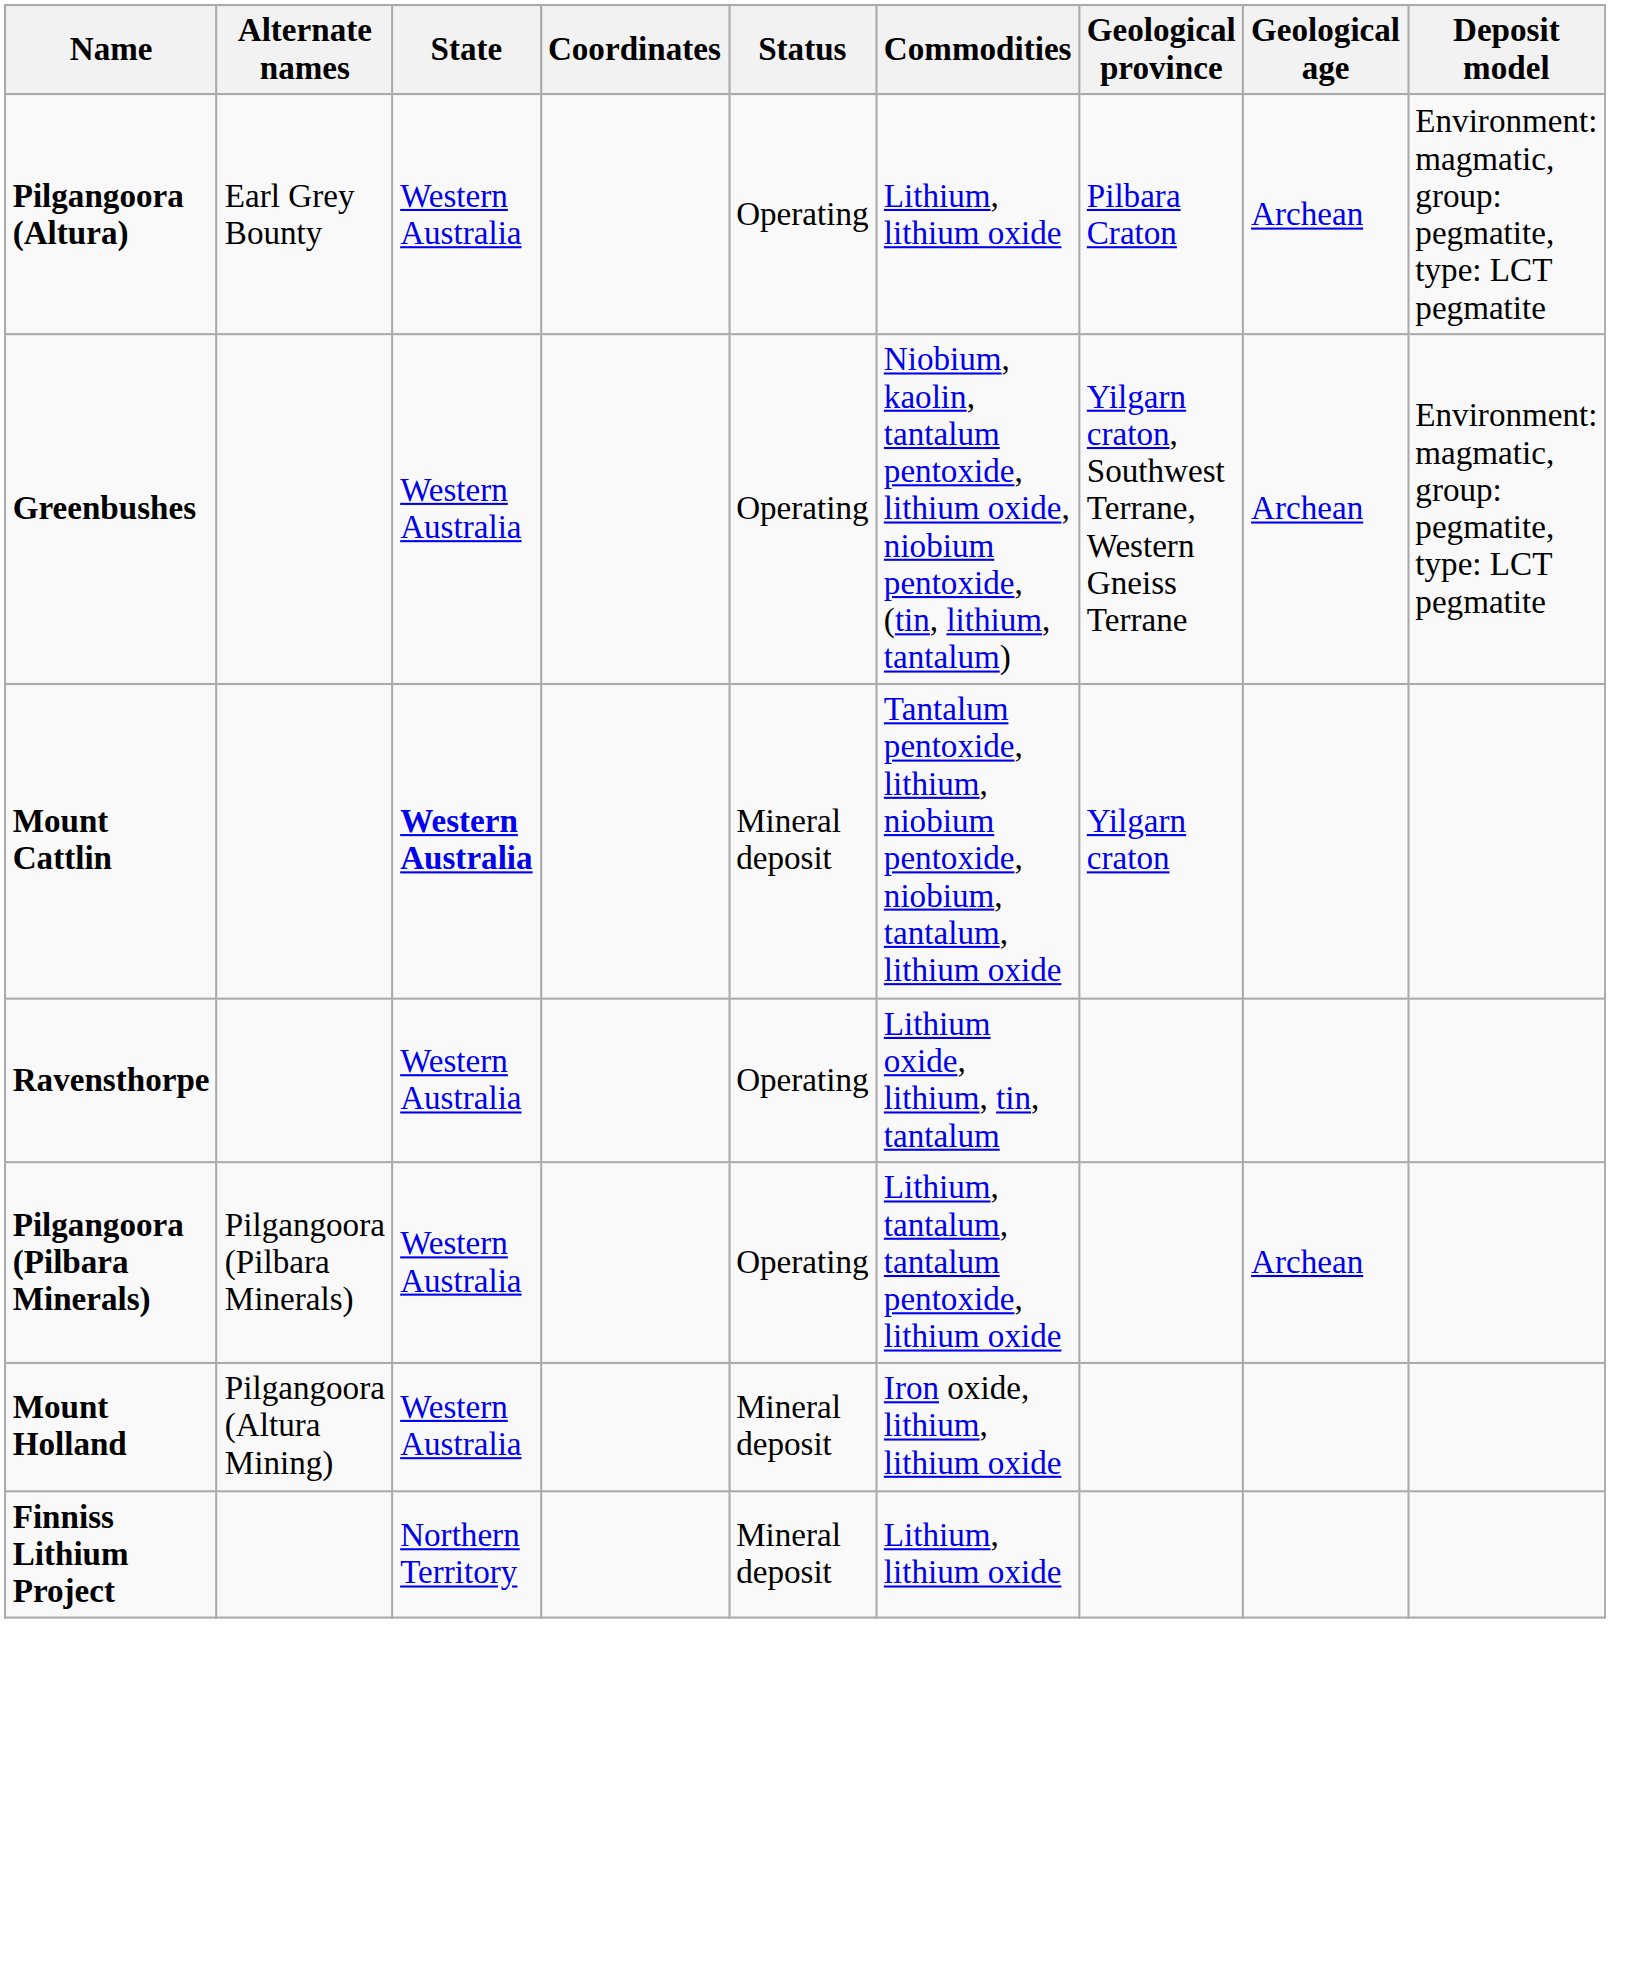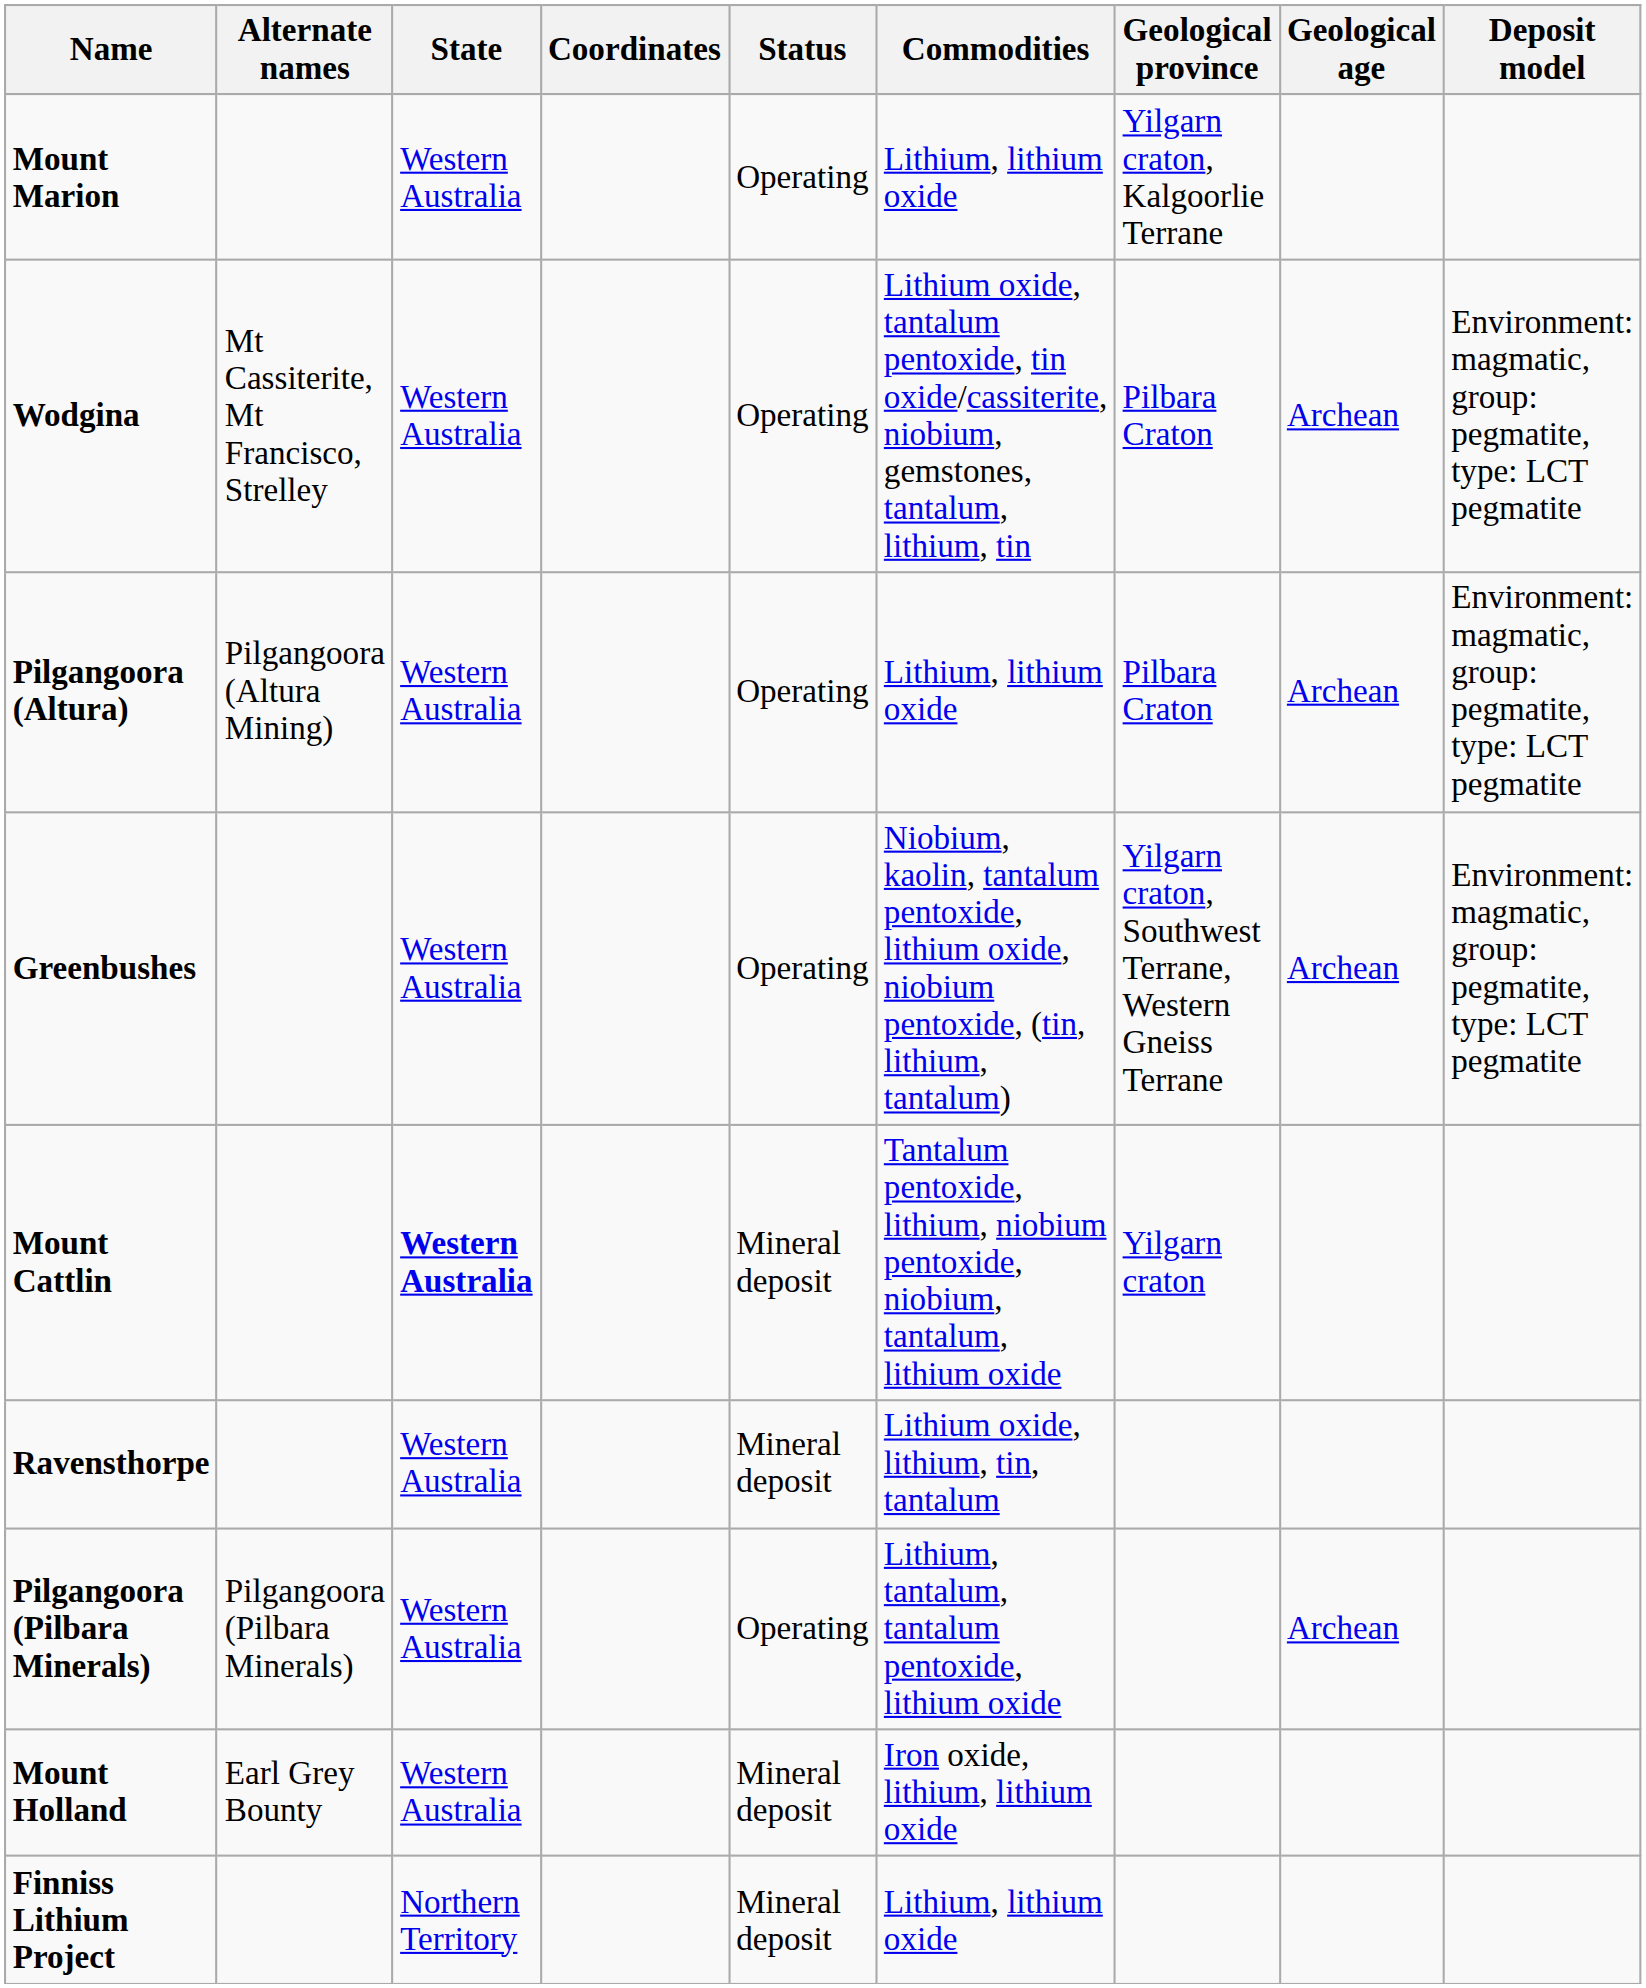+ row: (66, 176)
+ row: (76, 415)
(290, 213) Earl Grey Bounty -> (305, 691) Pilgangoora (Altura Mining)
(802, 1079) Operating -> (789, 1463) Mineral deposit
(305, 1426) Pilgangoora (Altura Mining) -> (290, 1792) Earl Grey Bounty
